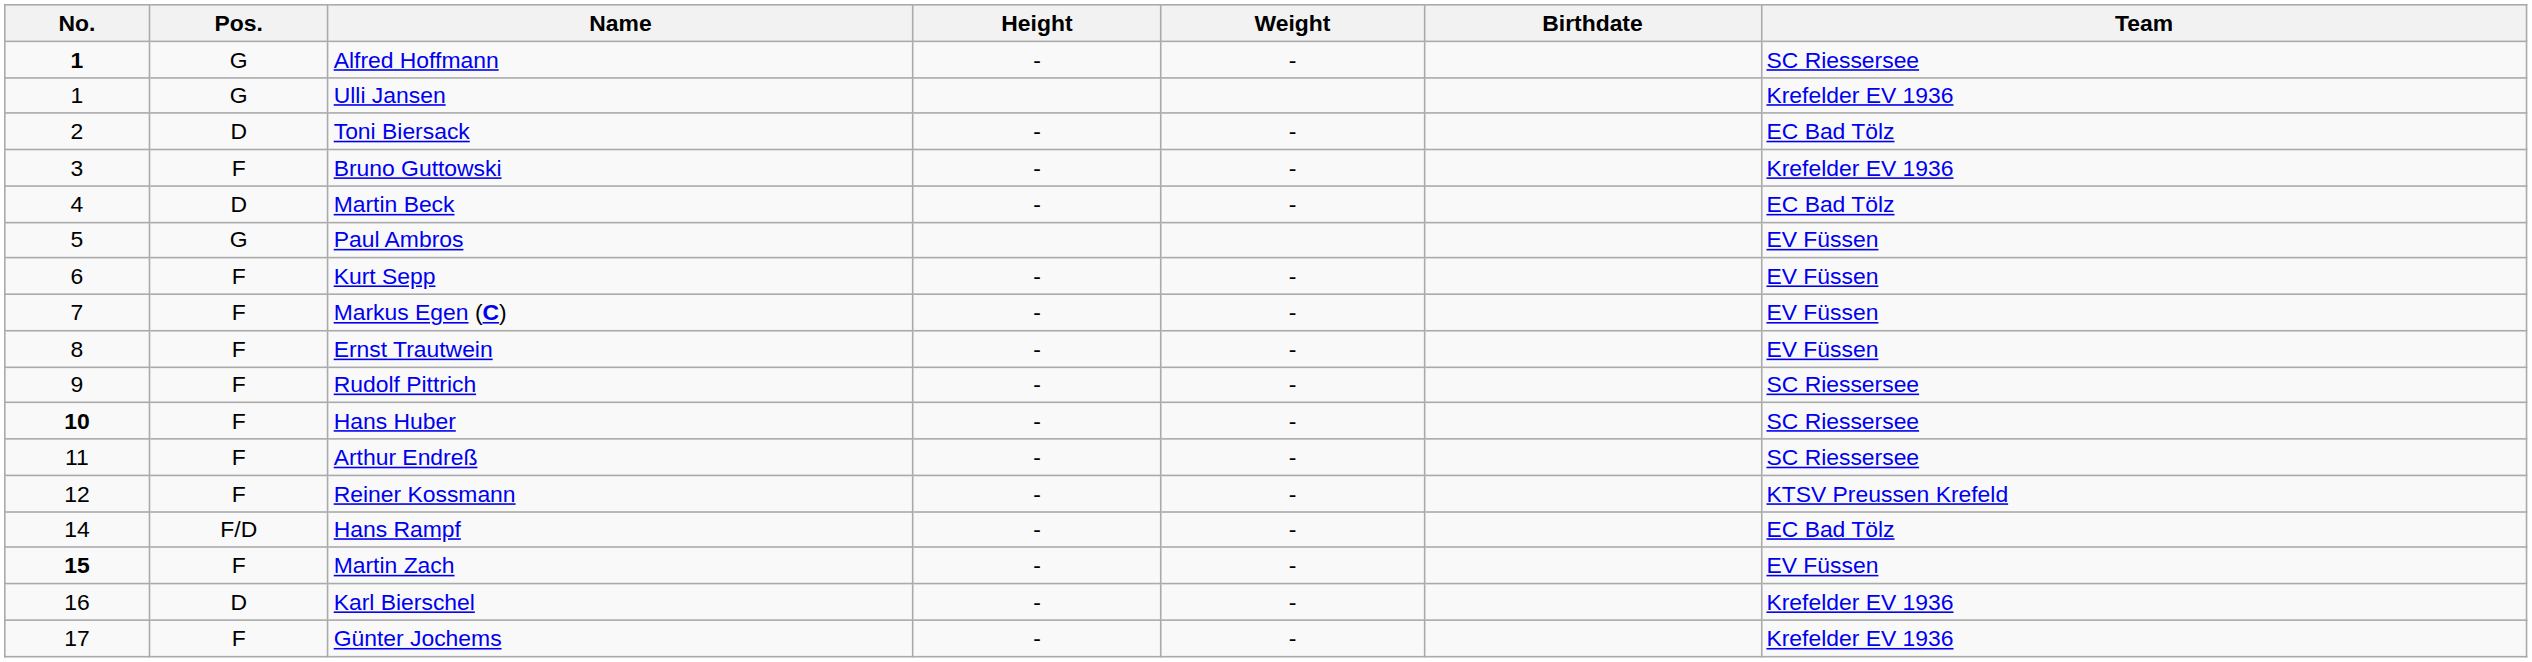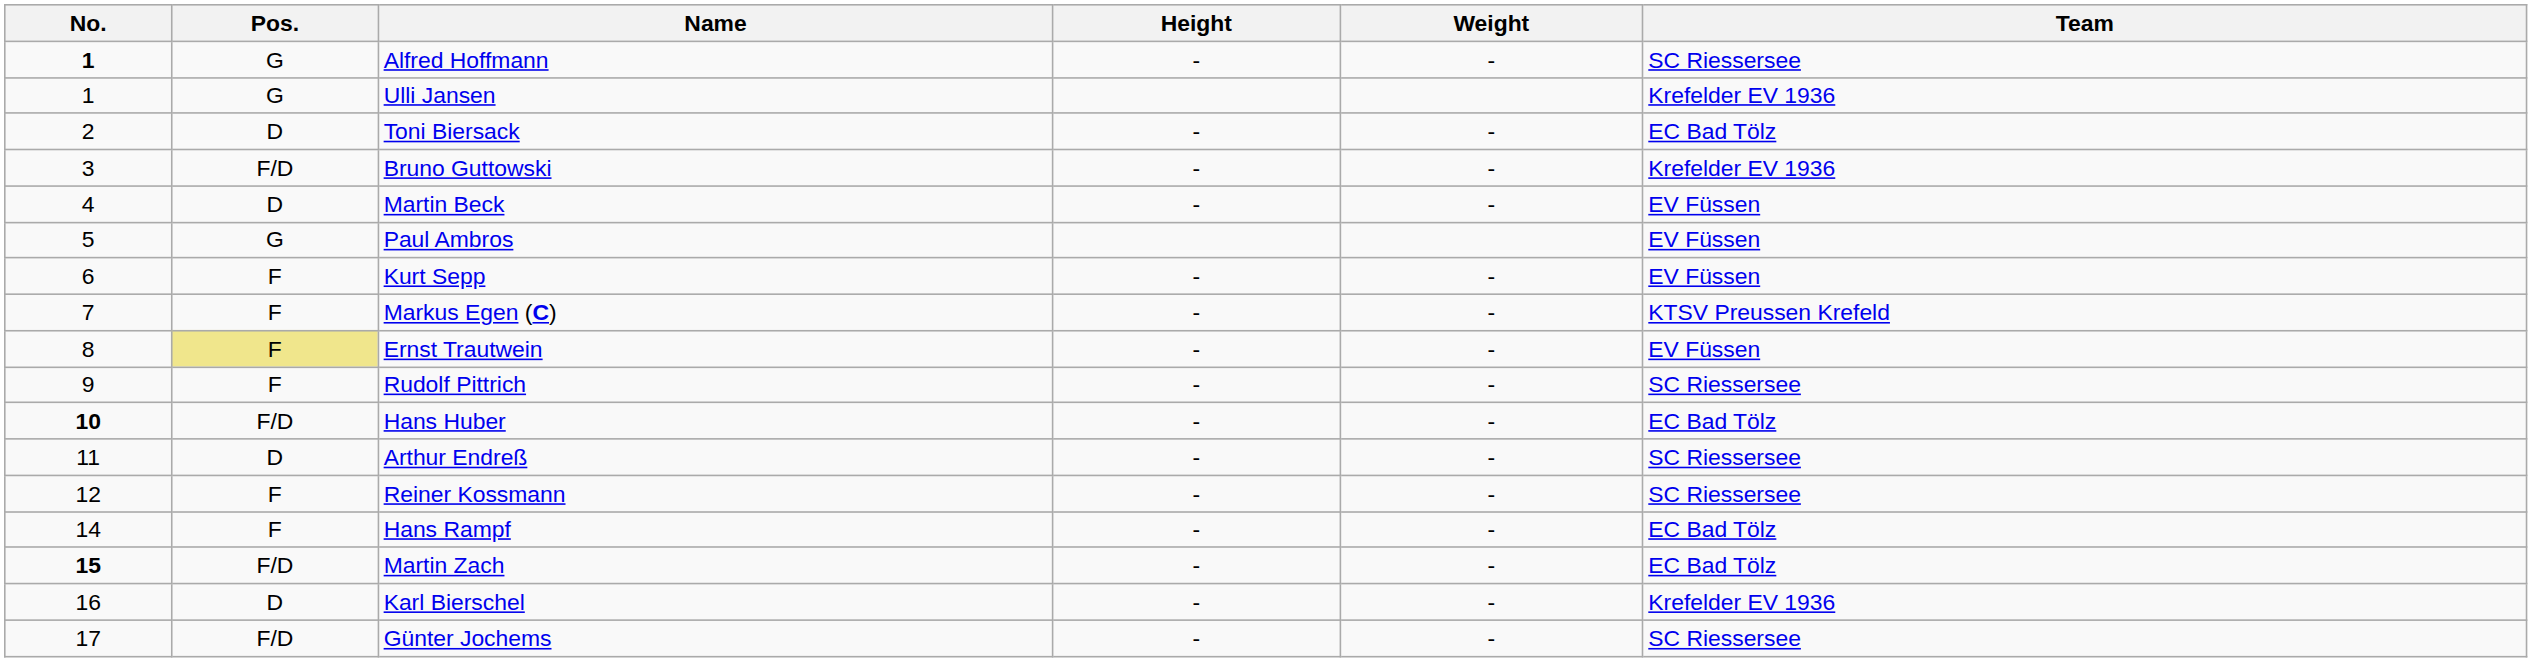- column: (1592, 23)
(239, 168) F -> (275, 168) F/D
(1831, 204) EC Bad Tölz -> (1704, 204) EV Füssen
(1822, 313) EV Füssen -> (1769, 313) KTSV Preussen Krefeld
(239, 349) no background -> (275, 349) khaki background
(239, 421) F -> (275, 421) F/D
(1843, 421) SC Riessersee -> (1712, 421) EC Bad Tölz
(239, 457) F -> (275, 457) D
(1887, 494) KTSV Preussen Krefeld -> (1725, 494) SC Riessersee
(239, 530) F/D -> (275, 530) F
(239, 566) F -> (275, 566) F/D
(1822, 566) EV Füssen -> (1712, 566) EC Bad Tölz
(239, 638) F -> (275, 638) F/D
(1860, 638) Krefelder EV 1936 -> (1725, 638) SC Riessersee
